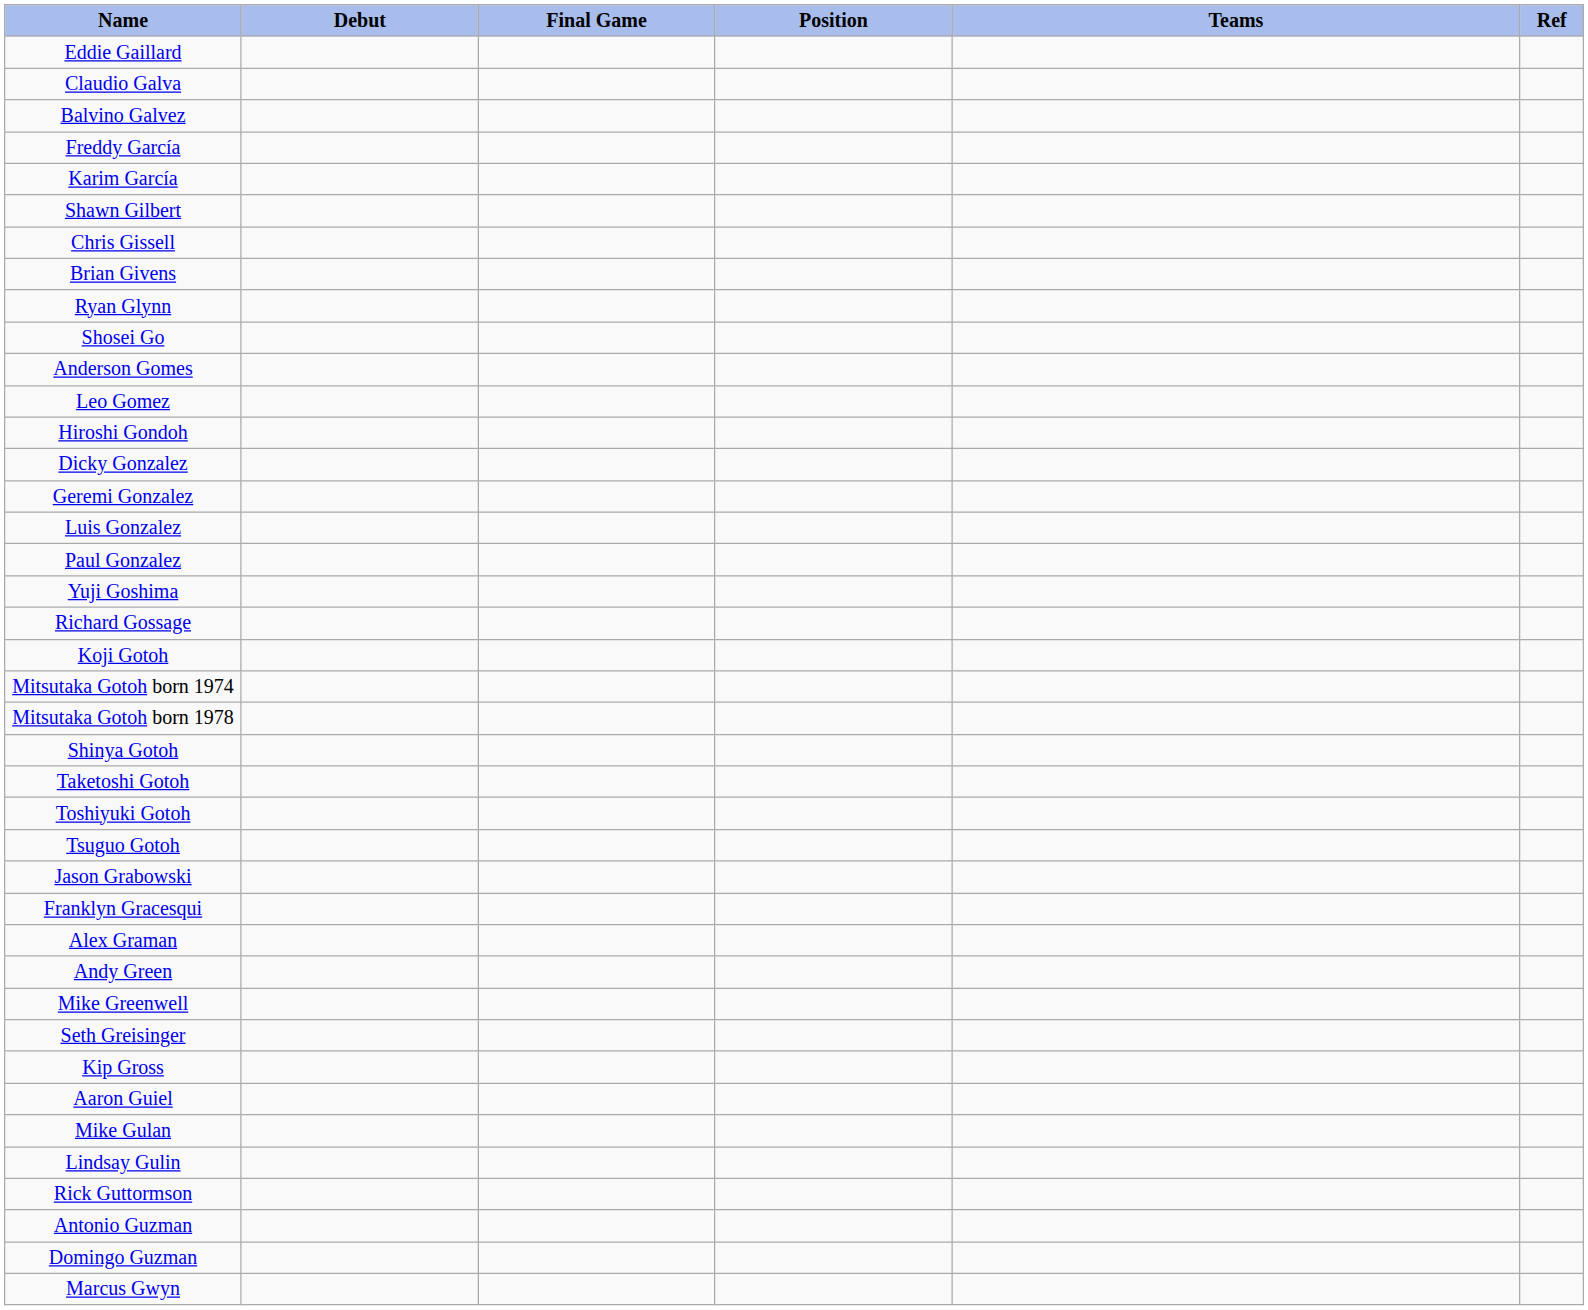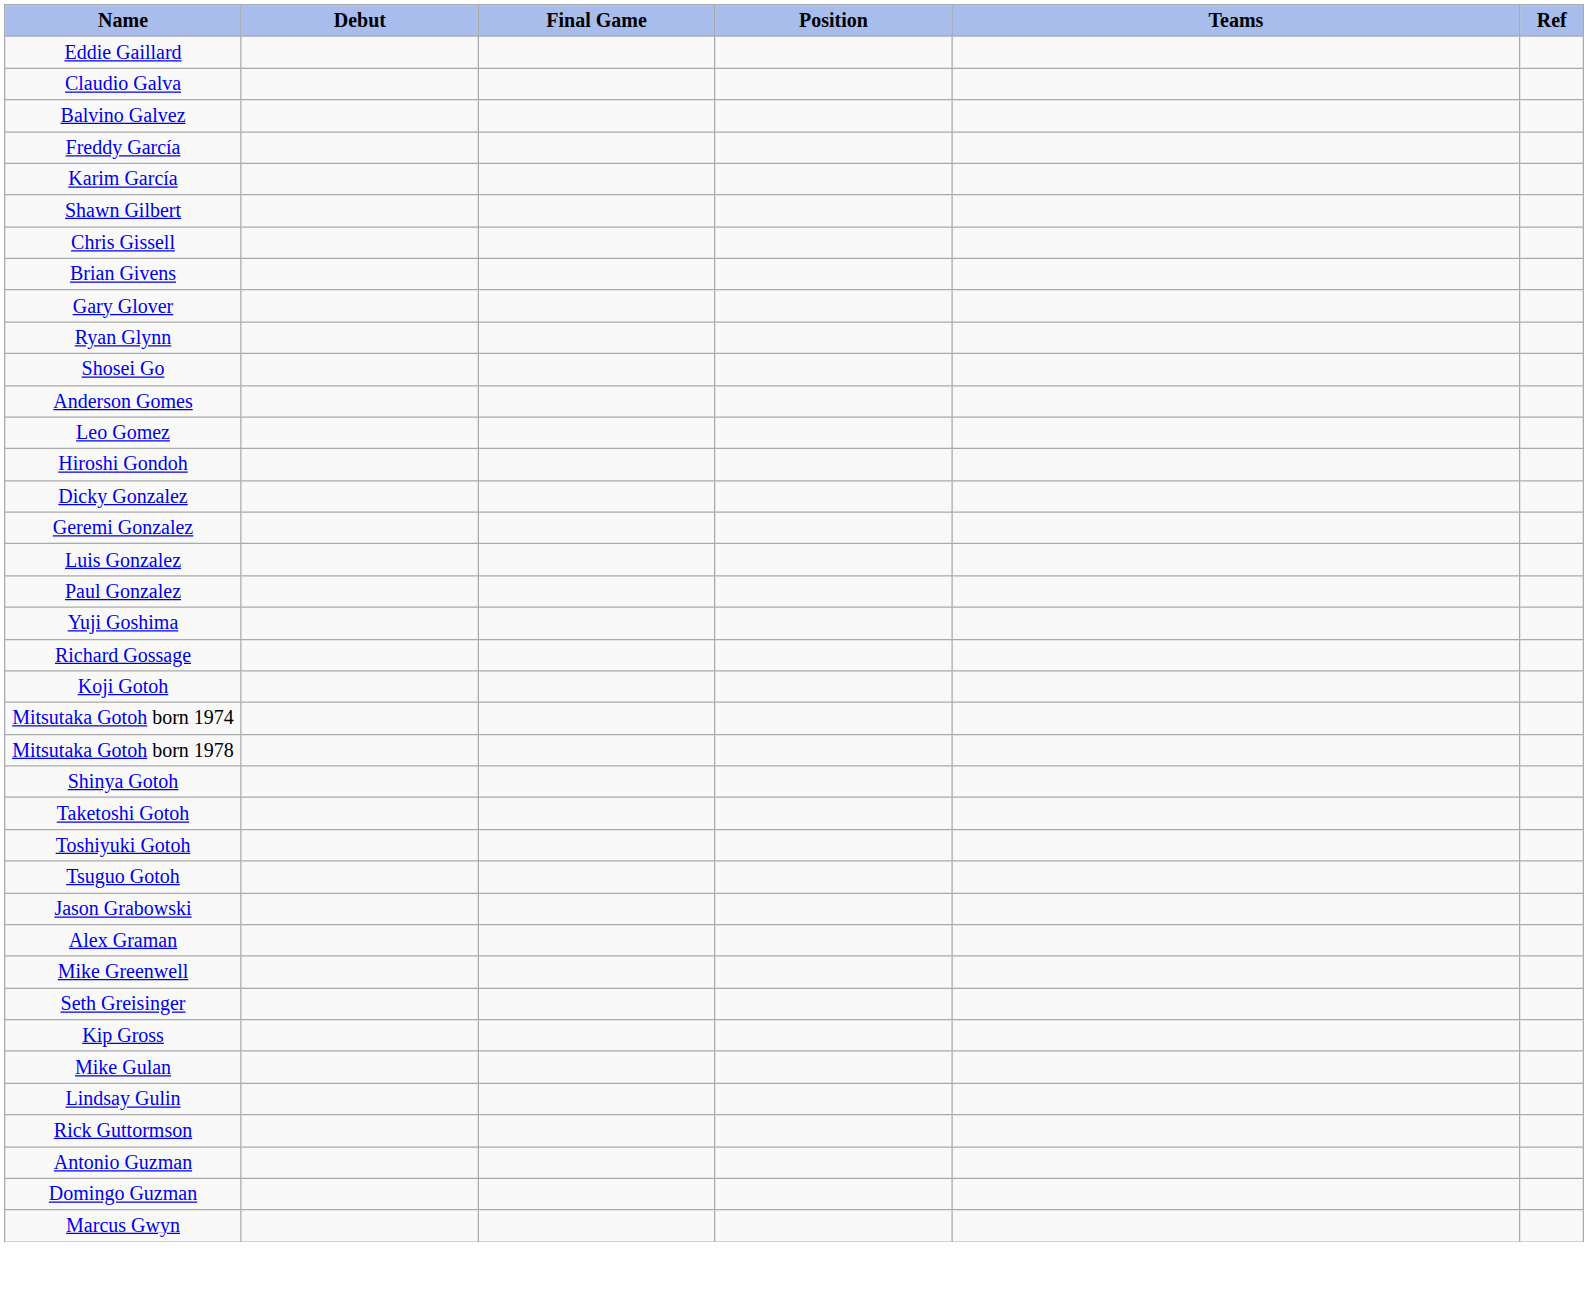+ row: (123, 305)
- row: (123, 908)
- row: (123, 971)
- row: (123, 1098)
